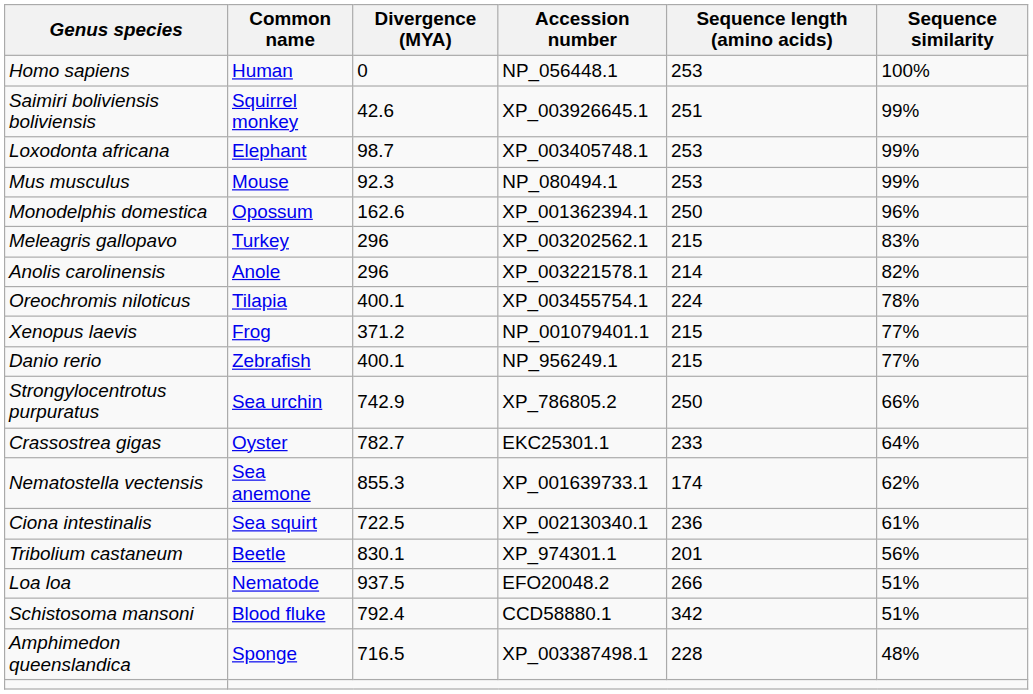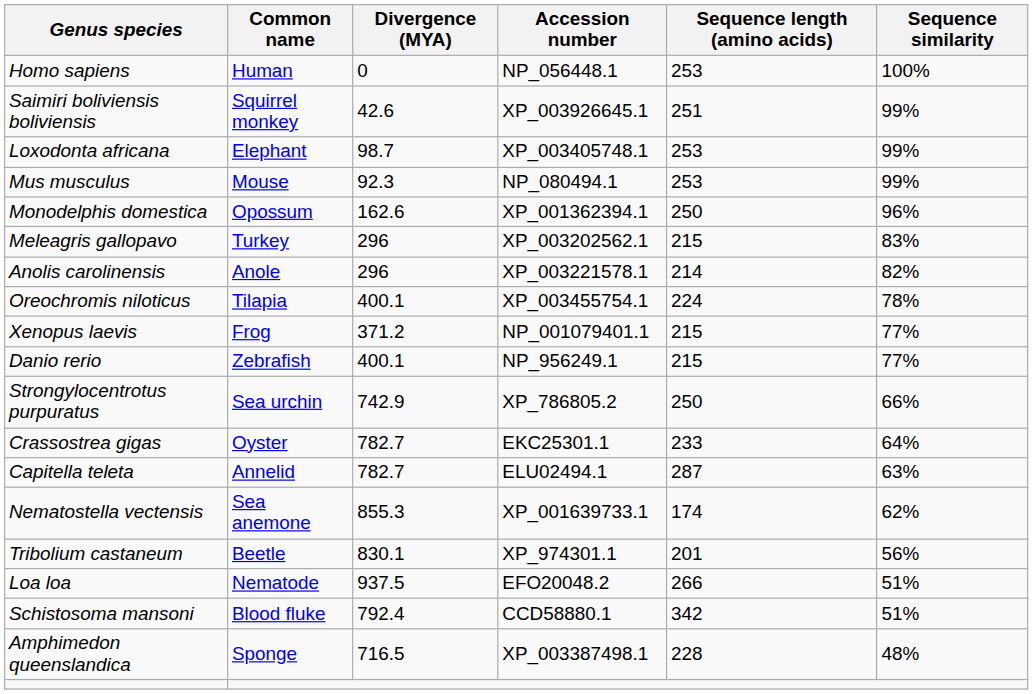+ row: (71, 472)
- row: (80, 523)
